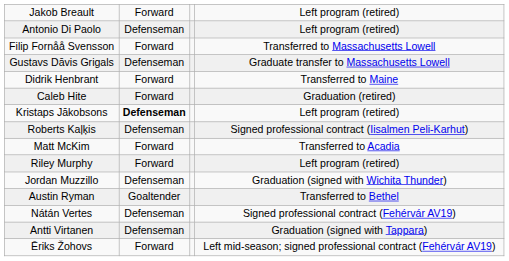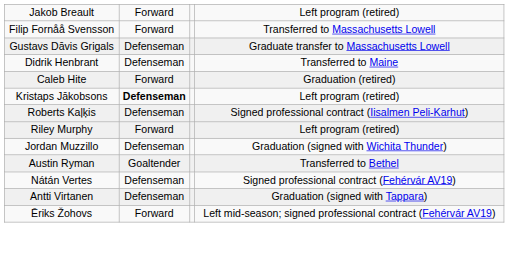- row: (62, 29)
(154, 79) Forward -> (154, 63) Defenseman
- row: (62, 146)
